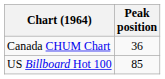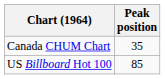(137, 45) 36 -> (137, 45) 35
